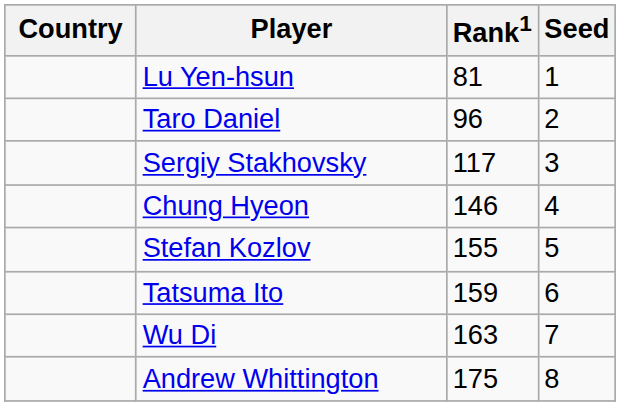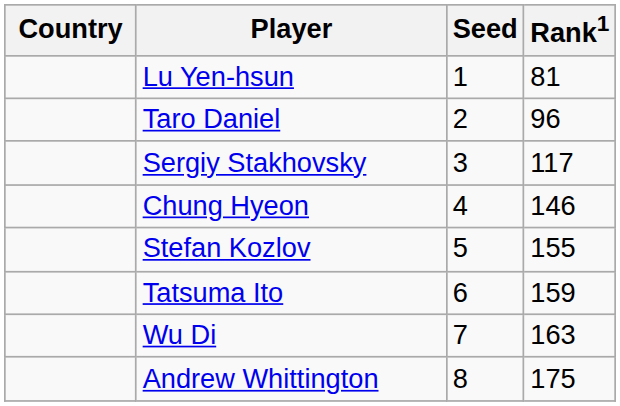columns swapped: (492, 29) <-> (577, 29)
